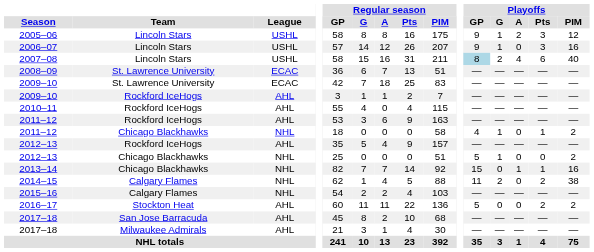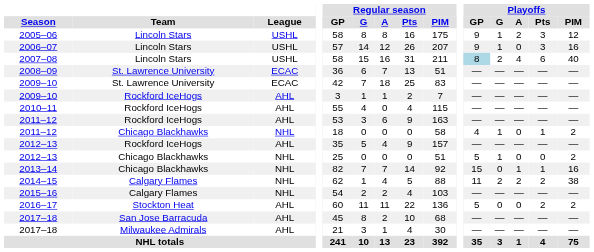(519, 181) 0 -> (519, 181) 2
